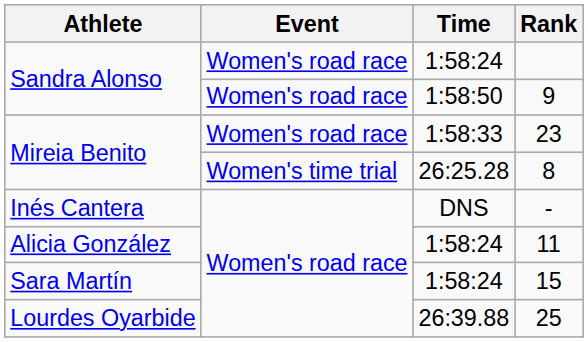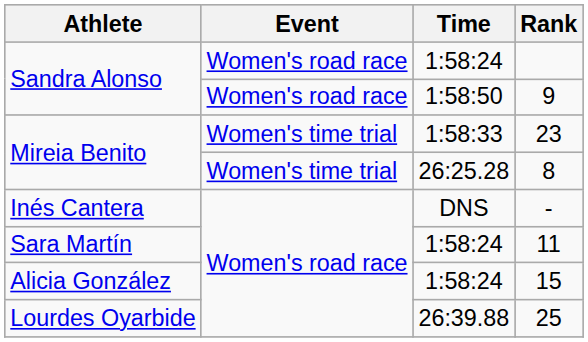(307, 134) Women's road race -> (302, 134) Women's time trial
(91, 245) Alicia González -> (71, 245) Sara Martín
(71, 282) Sara Martín -> (91, 282) Alicia González
